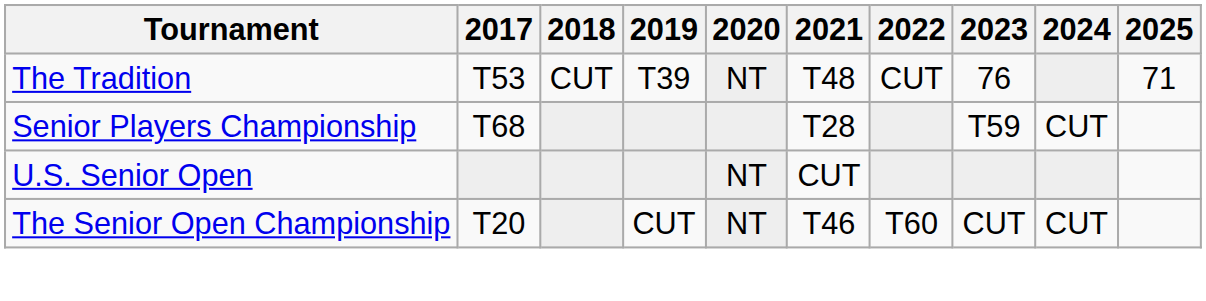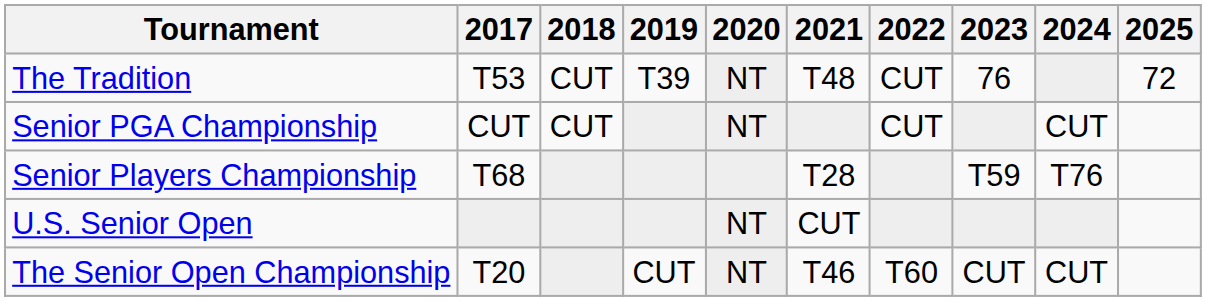(1159, 78) 71 -> (1159, 78) 72
+ row: (195, 127)
(1077, 127) CUT -> (1077, 175) T76
